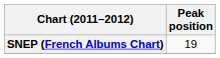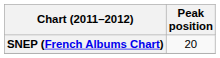(191, 44) 19 -> (191, 44) 20
